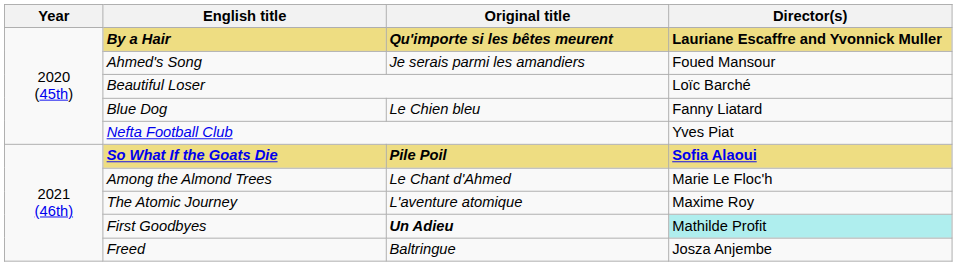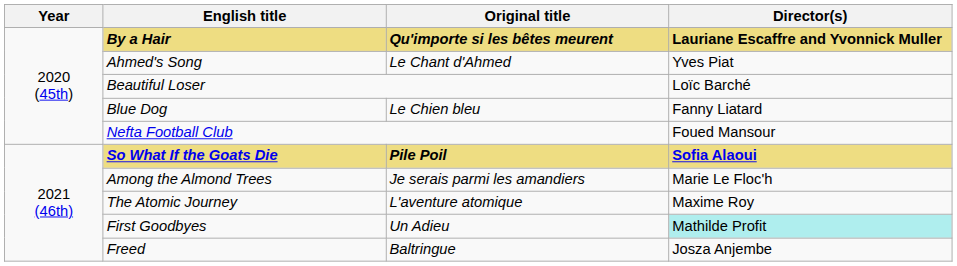(487, 62) Je serais parmi les amandiers -> (450, 62) Le Chant d'Ahmed
(724, 62) Foued Mansour -> (703, 62) Yves Piat
(703, 132) Yves Piat -> (724, 132) Foued Mansour
(450, 179) Le Chant d'Ahmed -> (487, 179) Je serais parmi les amandiers
(421, 226) bold -> (419, 226) normal
